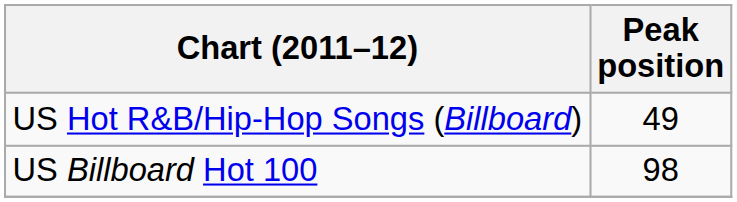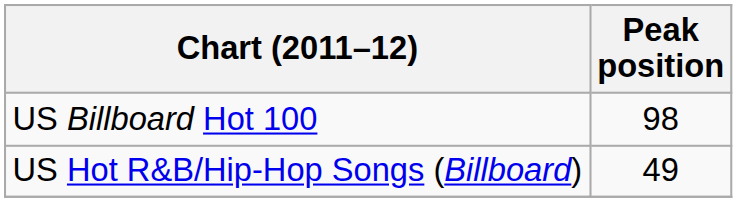rows swapped: (165, 170) <-> (297, 118)
